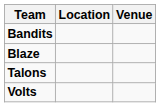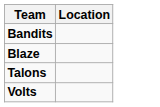- column: (134, 14)
